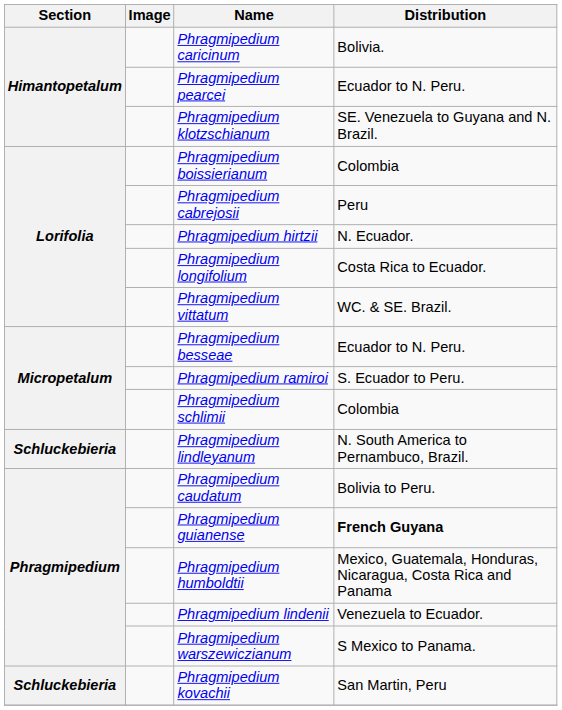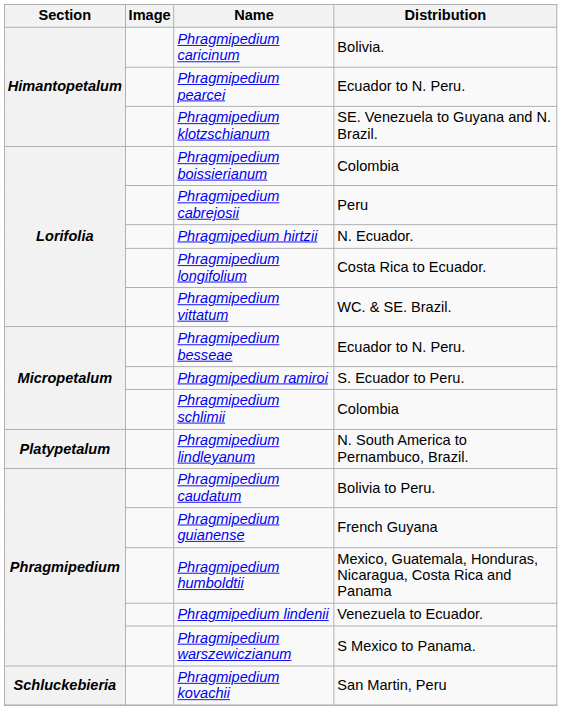(65, 448) Schluckebieria -> (65, 448) Platypetalum
(390, 527) bold -> (388, 527) normal
